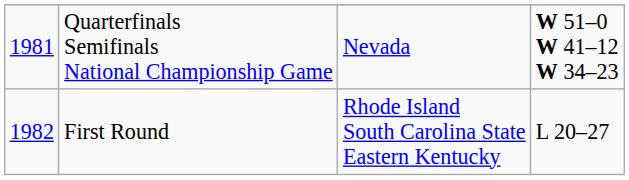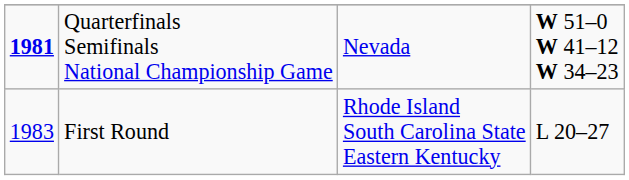(32, 46) normal -> (32, 46) bold
(32, 131) 1982 -> (32, 131) 1983
